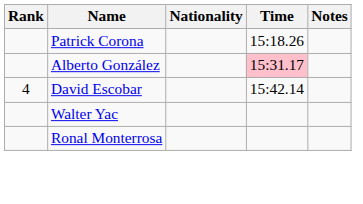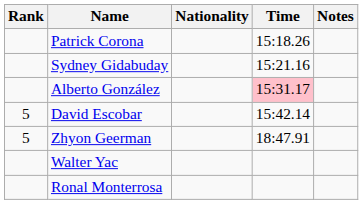+ row: (110, 65)
(26, 89) 4 -> (26, 114) 5
+ row: (101, 138)
